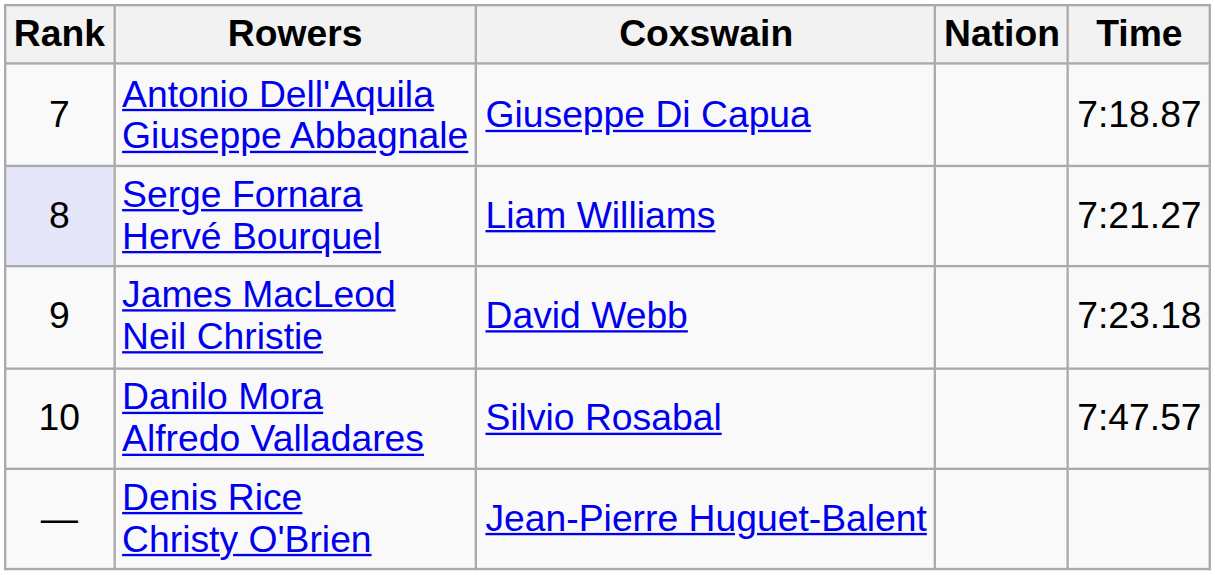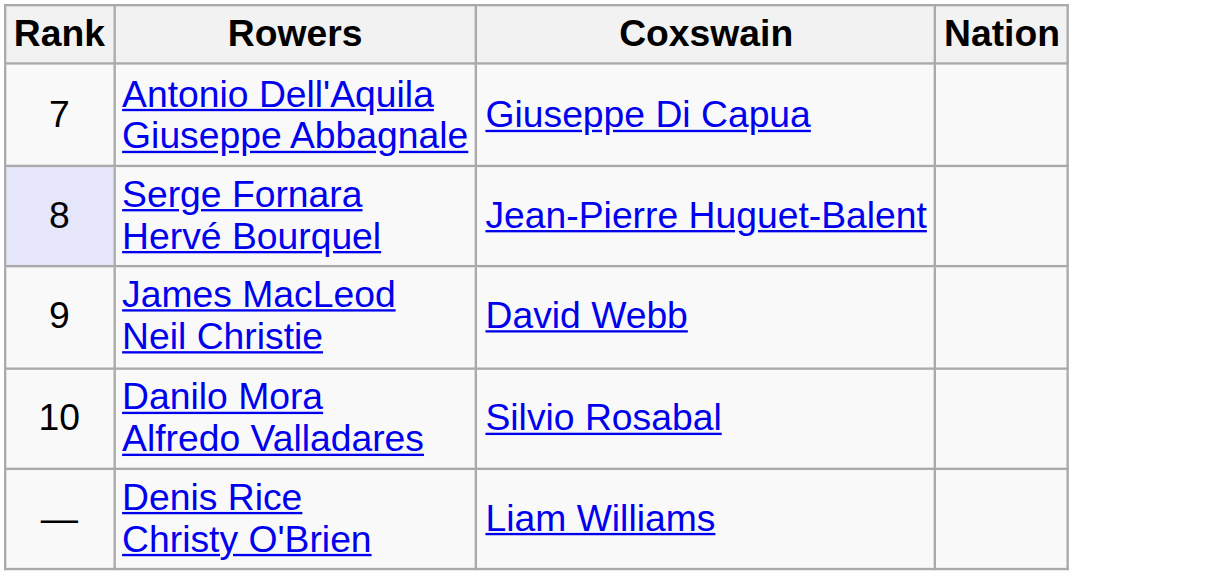- column: (1139, 34)
(600, 215) Liam Williams -> (706, 215) Jean-Pierre Huguet-Balent
(706, 518) Jean-Pierre Huguet-Balent -> (600, 518) Liam Williams
